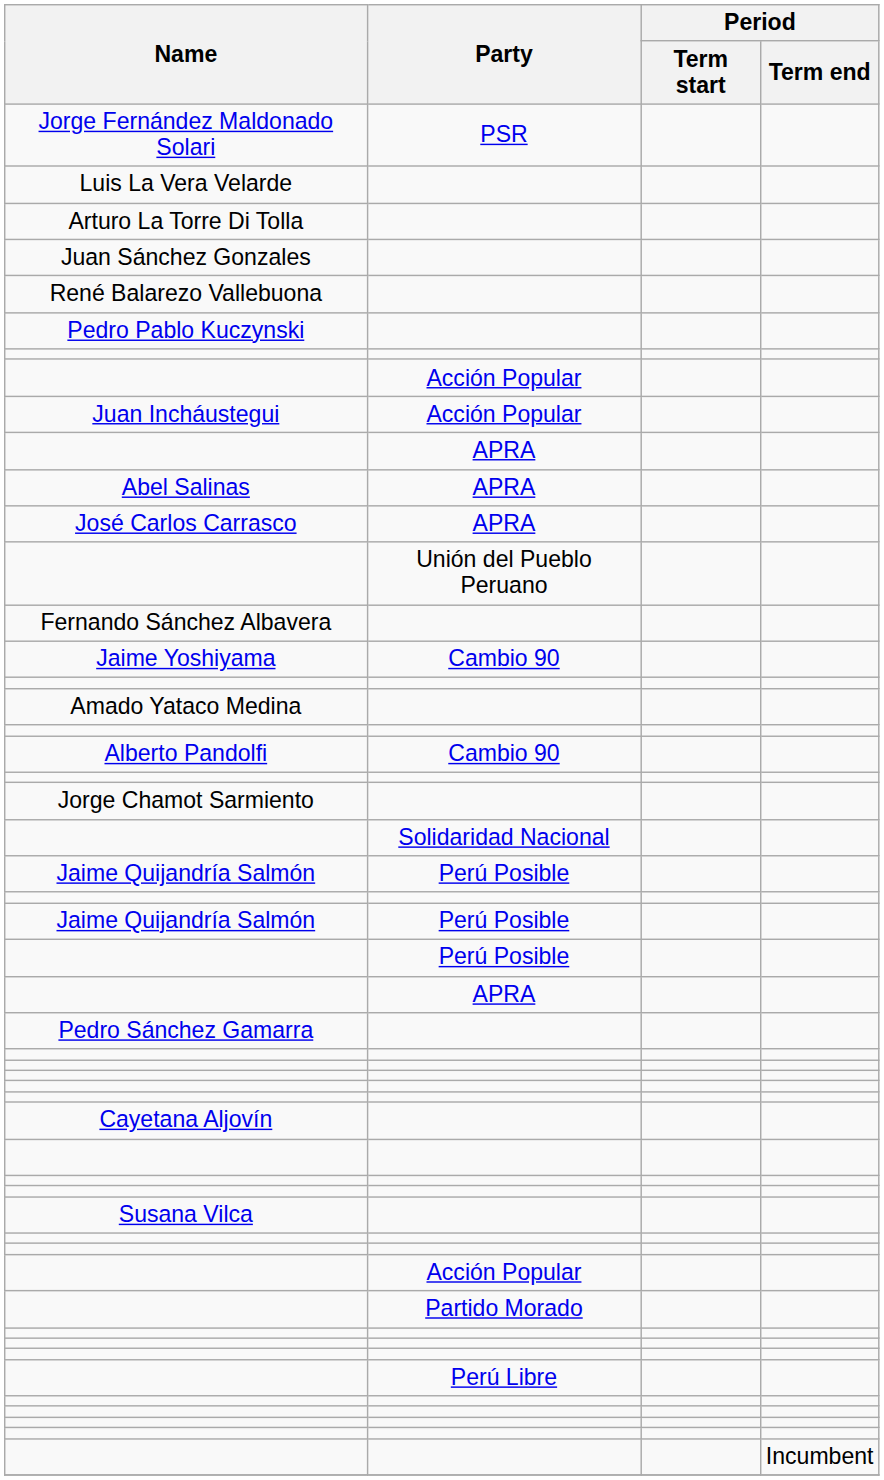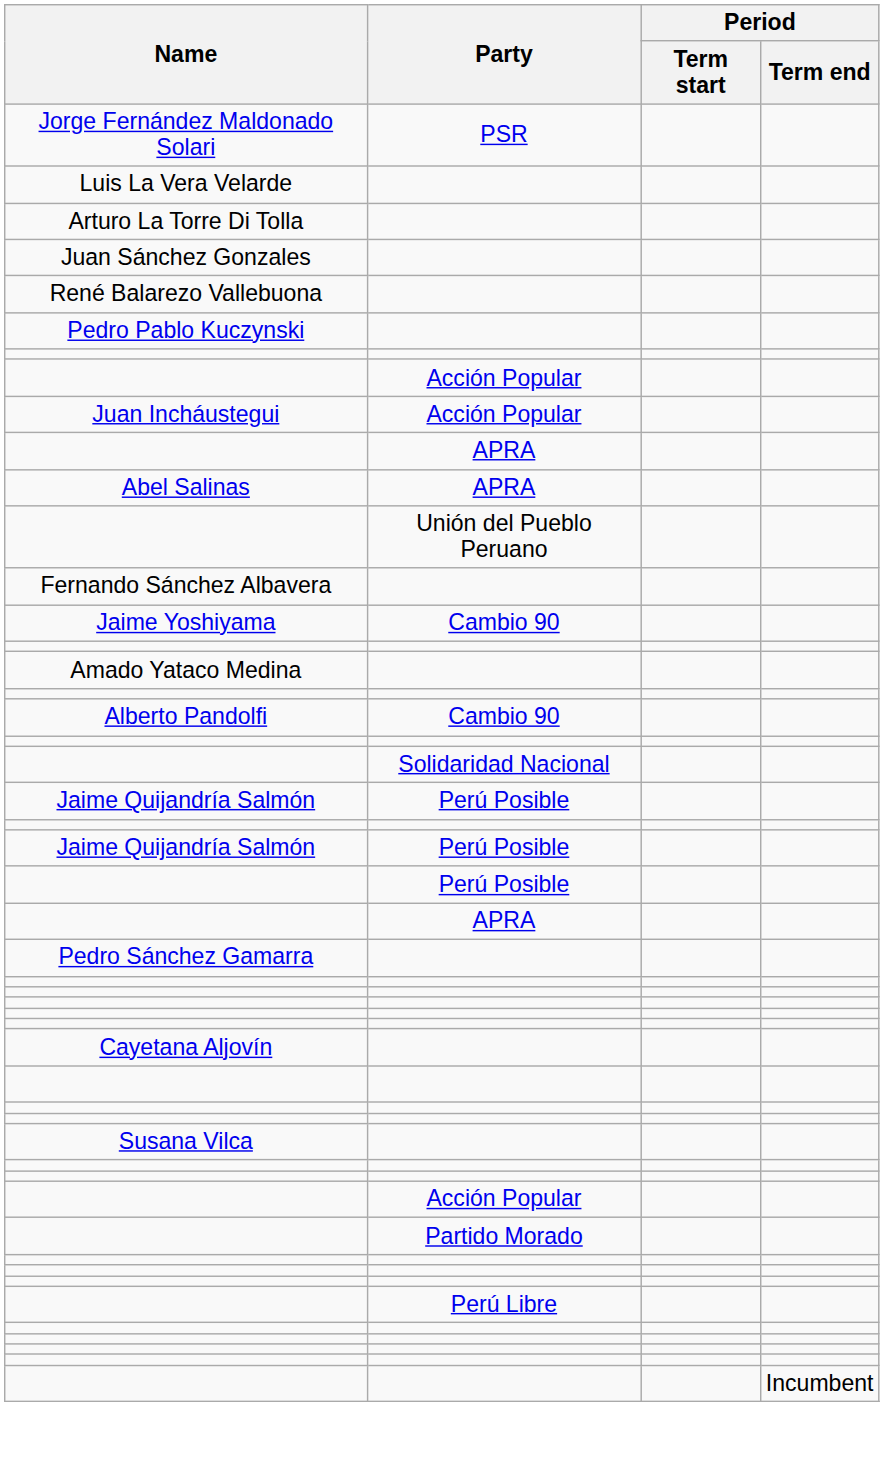- row: (186, 523)
- row: (186, 800)
